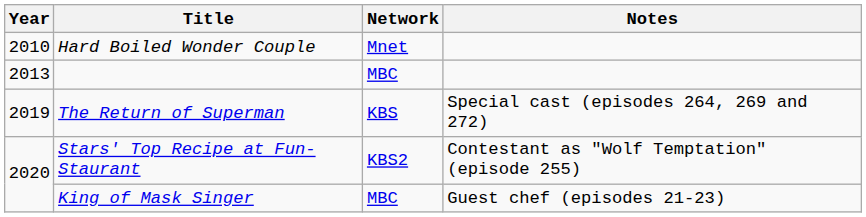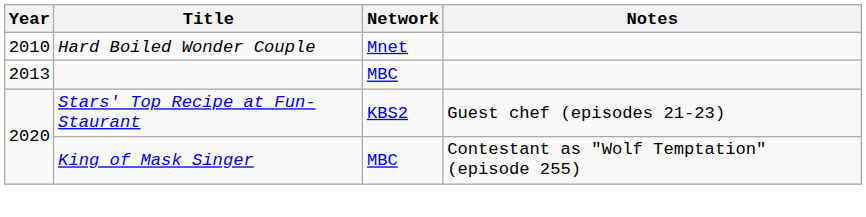- row: (171, 112)
(607, 160) Contestant as "Wolf Temptation" (episode 255) -> (586, 112) Guest chef (episodes 21-23)
(586, 198) Guest chef (episodes 21-23) -> (607, 160) Contestant as "Wolf Temptation" (episode 255)
